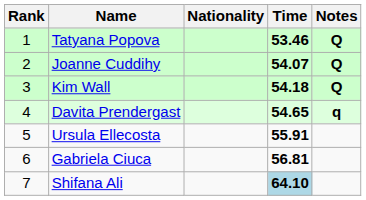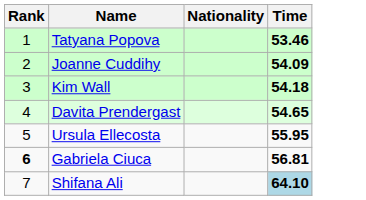- column: (337, 16)
(290, 64) 54.07 -> (290, 64) 54.09
(290, 135) 55.91 -> (290, 135) 55.95
(26, 159) normal -> (26, 159) bold
